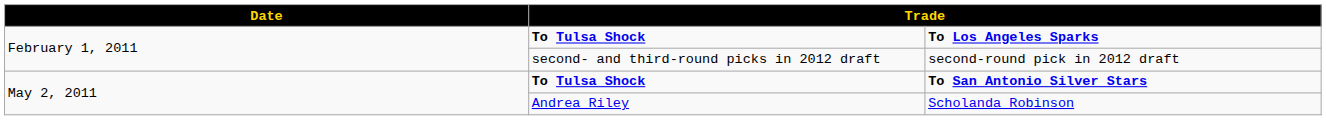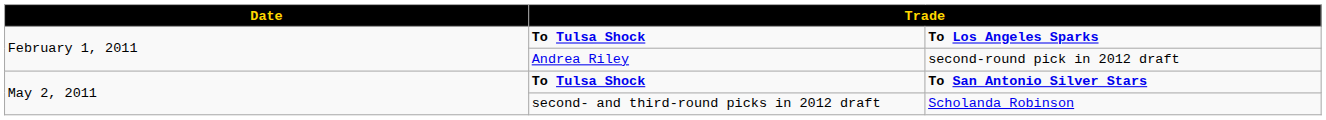(706, 60) second- and third-round picks in 2012 draft -> (580, 60) Andrea Riley
(580, 104) Andrea Riley -> (706, 104) second- and third-round picks in 2012 draft
